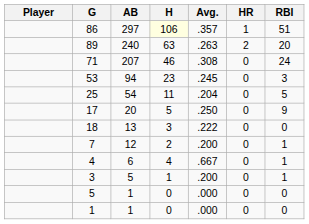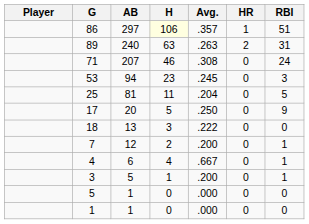(284, 45) 20 -> (284, 45) 31
(130, 95) 54 -> (130, 95) 81
